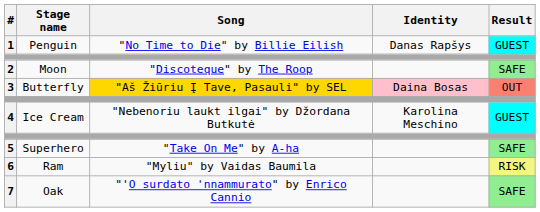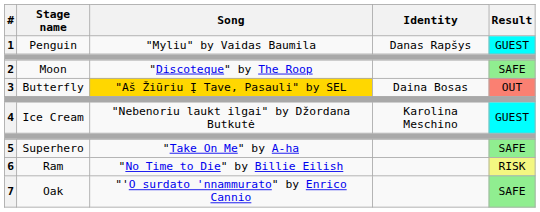(231, 45) "No Time to Die" by Billie Eilish -> (231, 45) "Myliu" by Vaidas Baumila
(431, 87) pink background -> (431, 87) no background
(231, 166) "Myliu" by Vaidas Baumila -> (231, 166) "No Time to Die" by Billie Eilish
